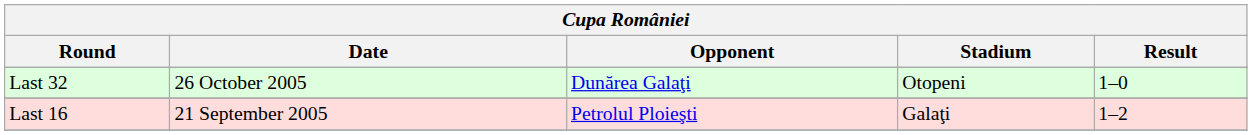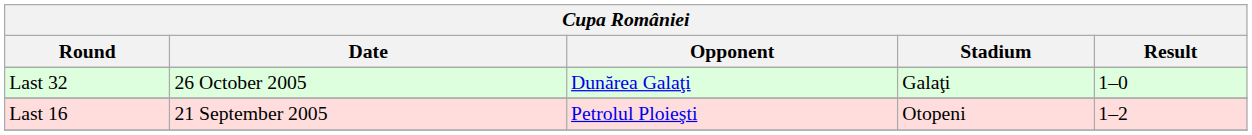(934, 82) Otopeni -> (926, 82) Galaţi
(926, 113) Galaţi -> (934, 113) Otopeni
